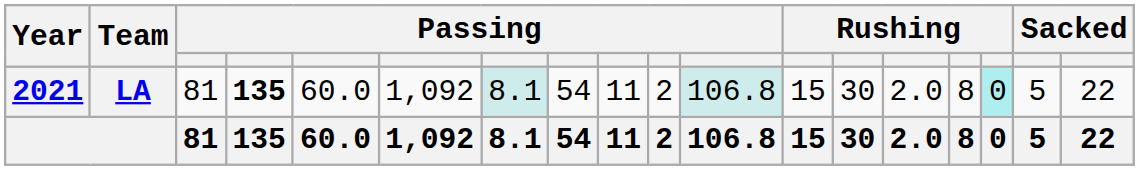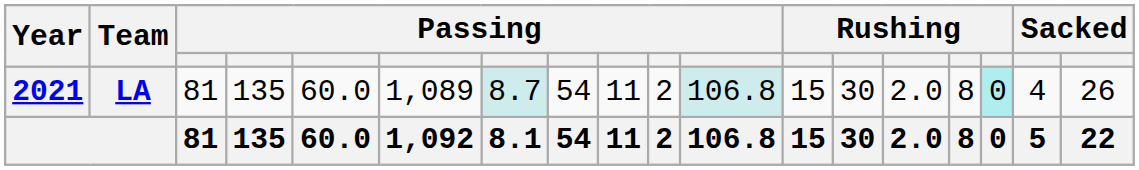(259, 92) bold -> (259, 92) normal
(430, 92) 1,092 -> (430, 92) 1,089
(515, 92) 8.1 -> (515, 92) 8.7
(1037, 92) 5 -> (1037, 92) 4
(1098, 92) 22 -> (1098, 92) 26
